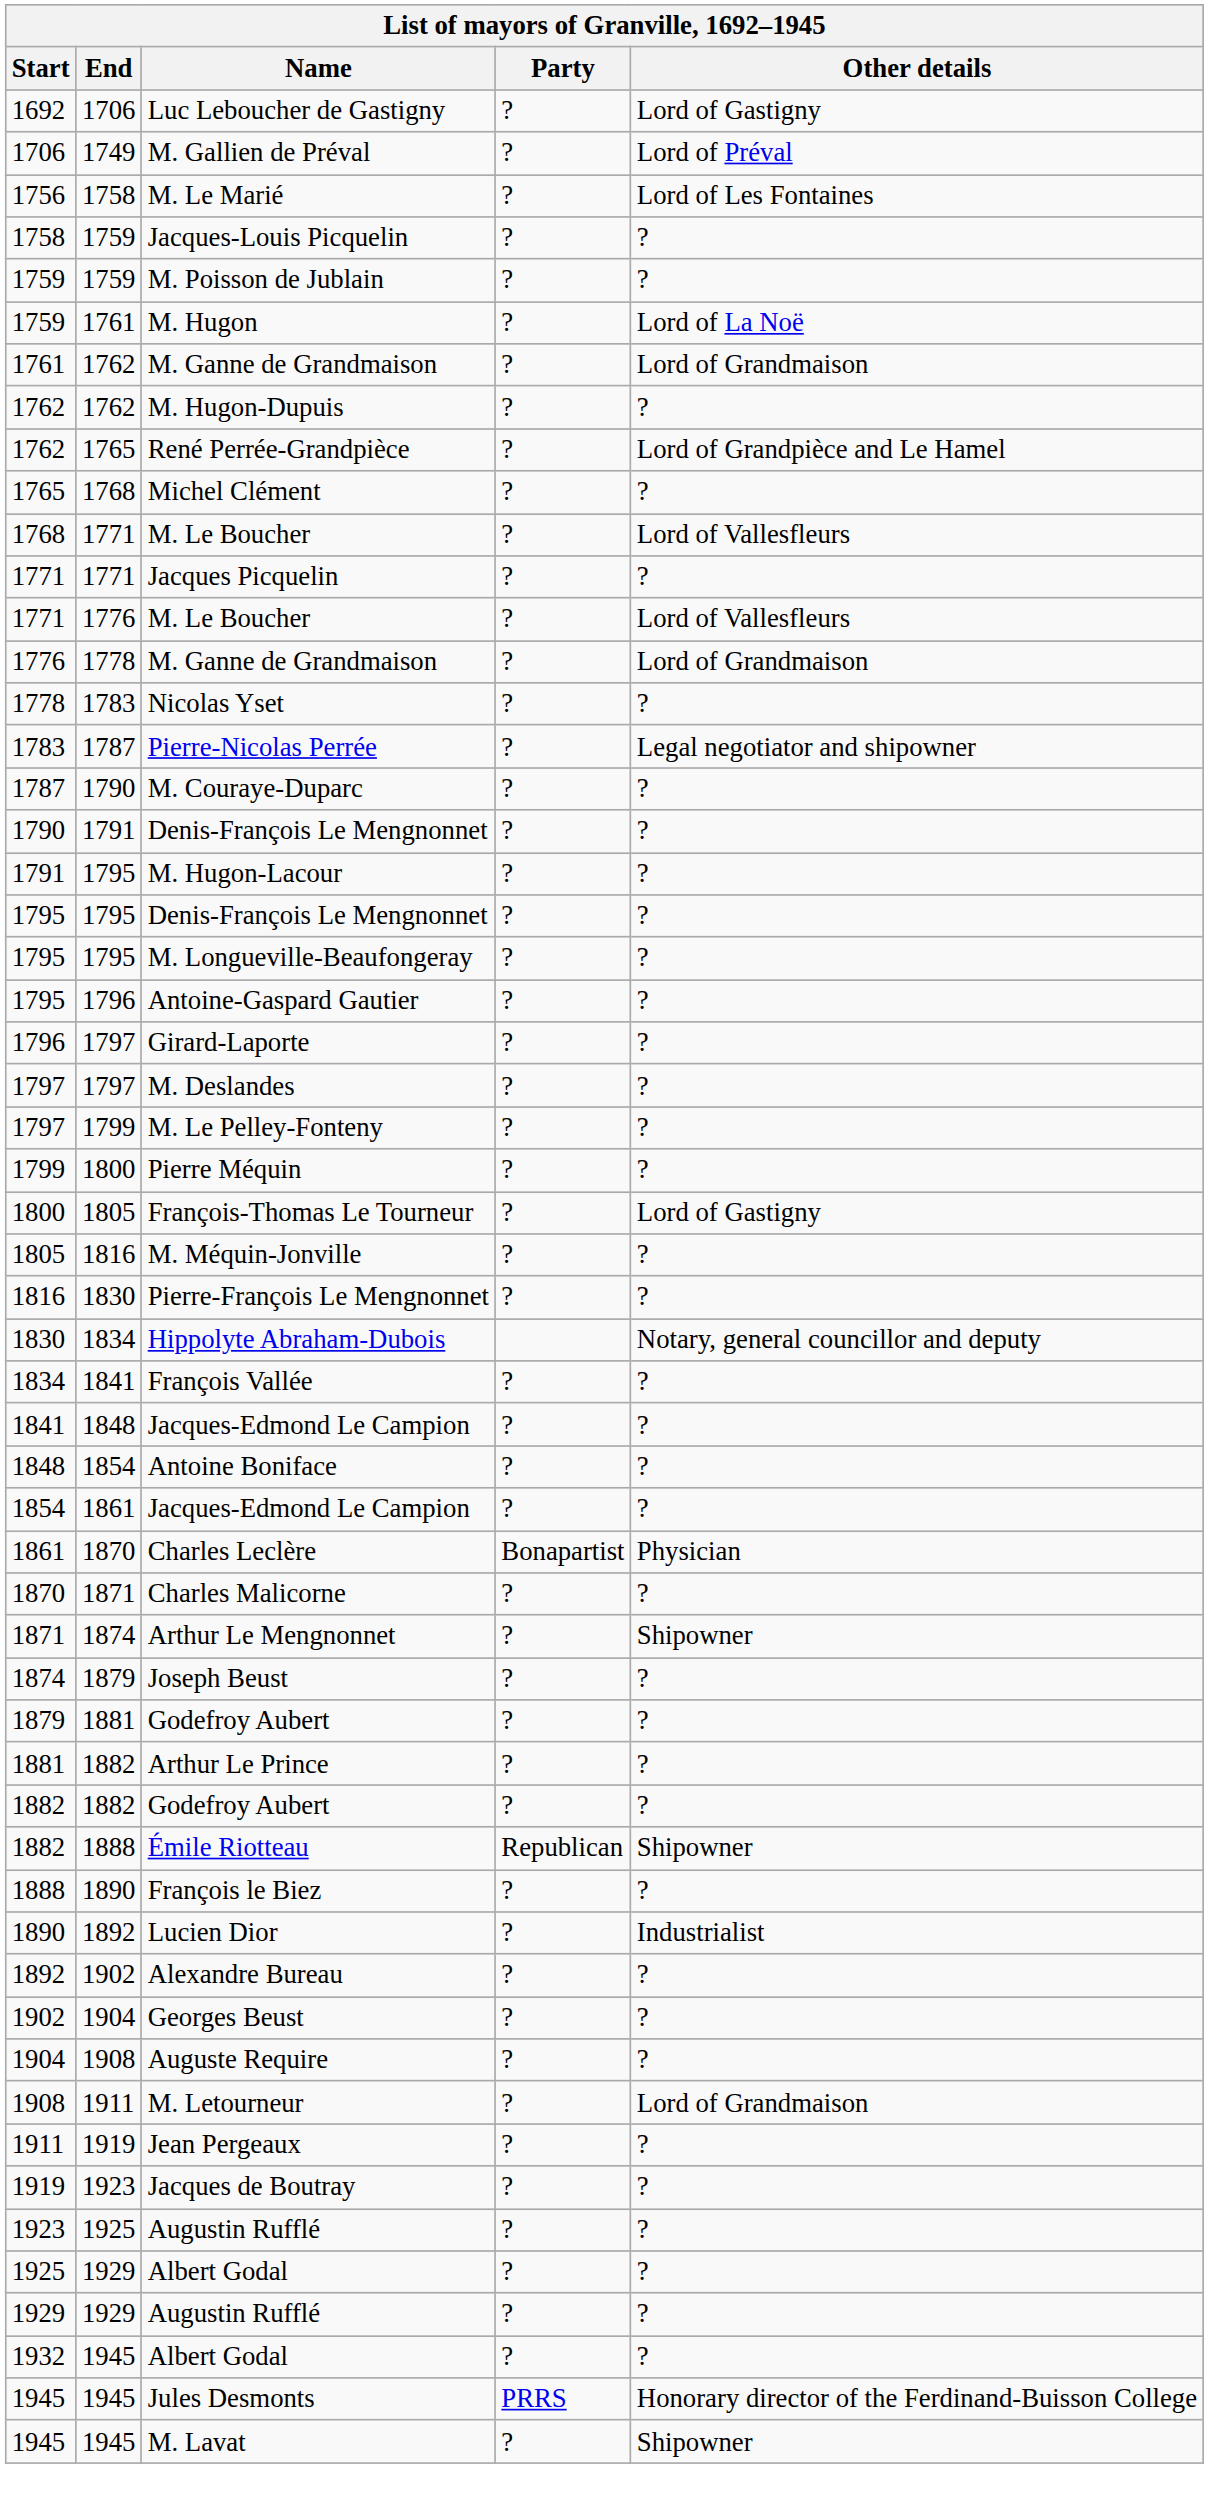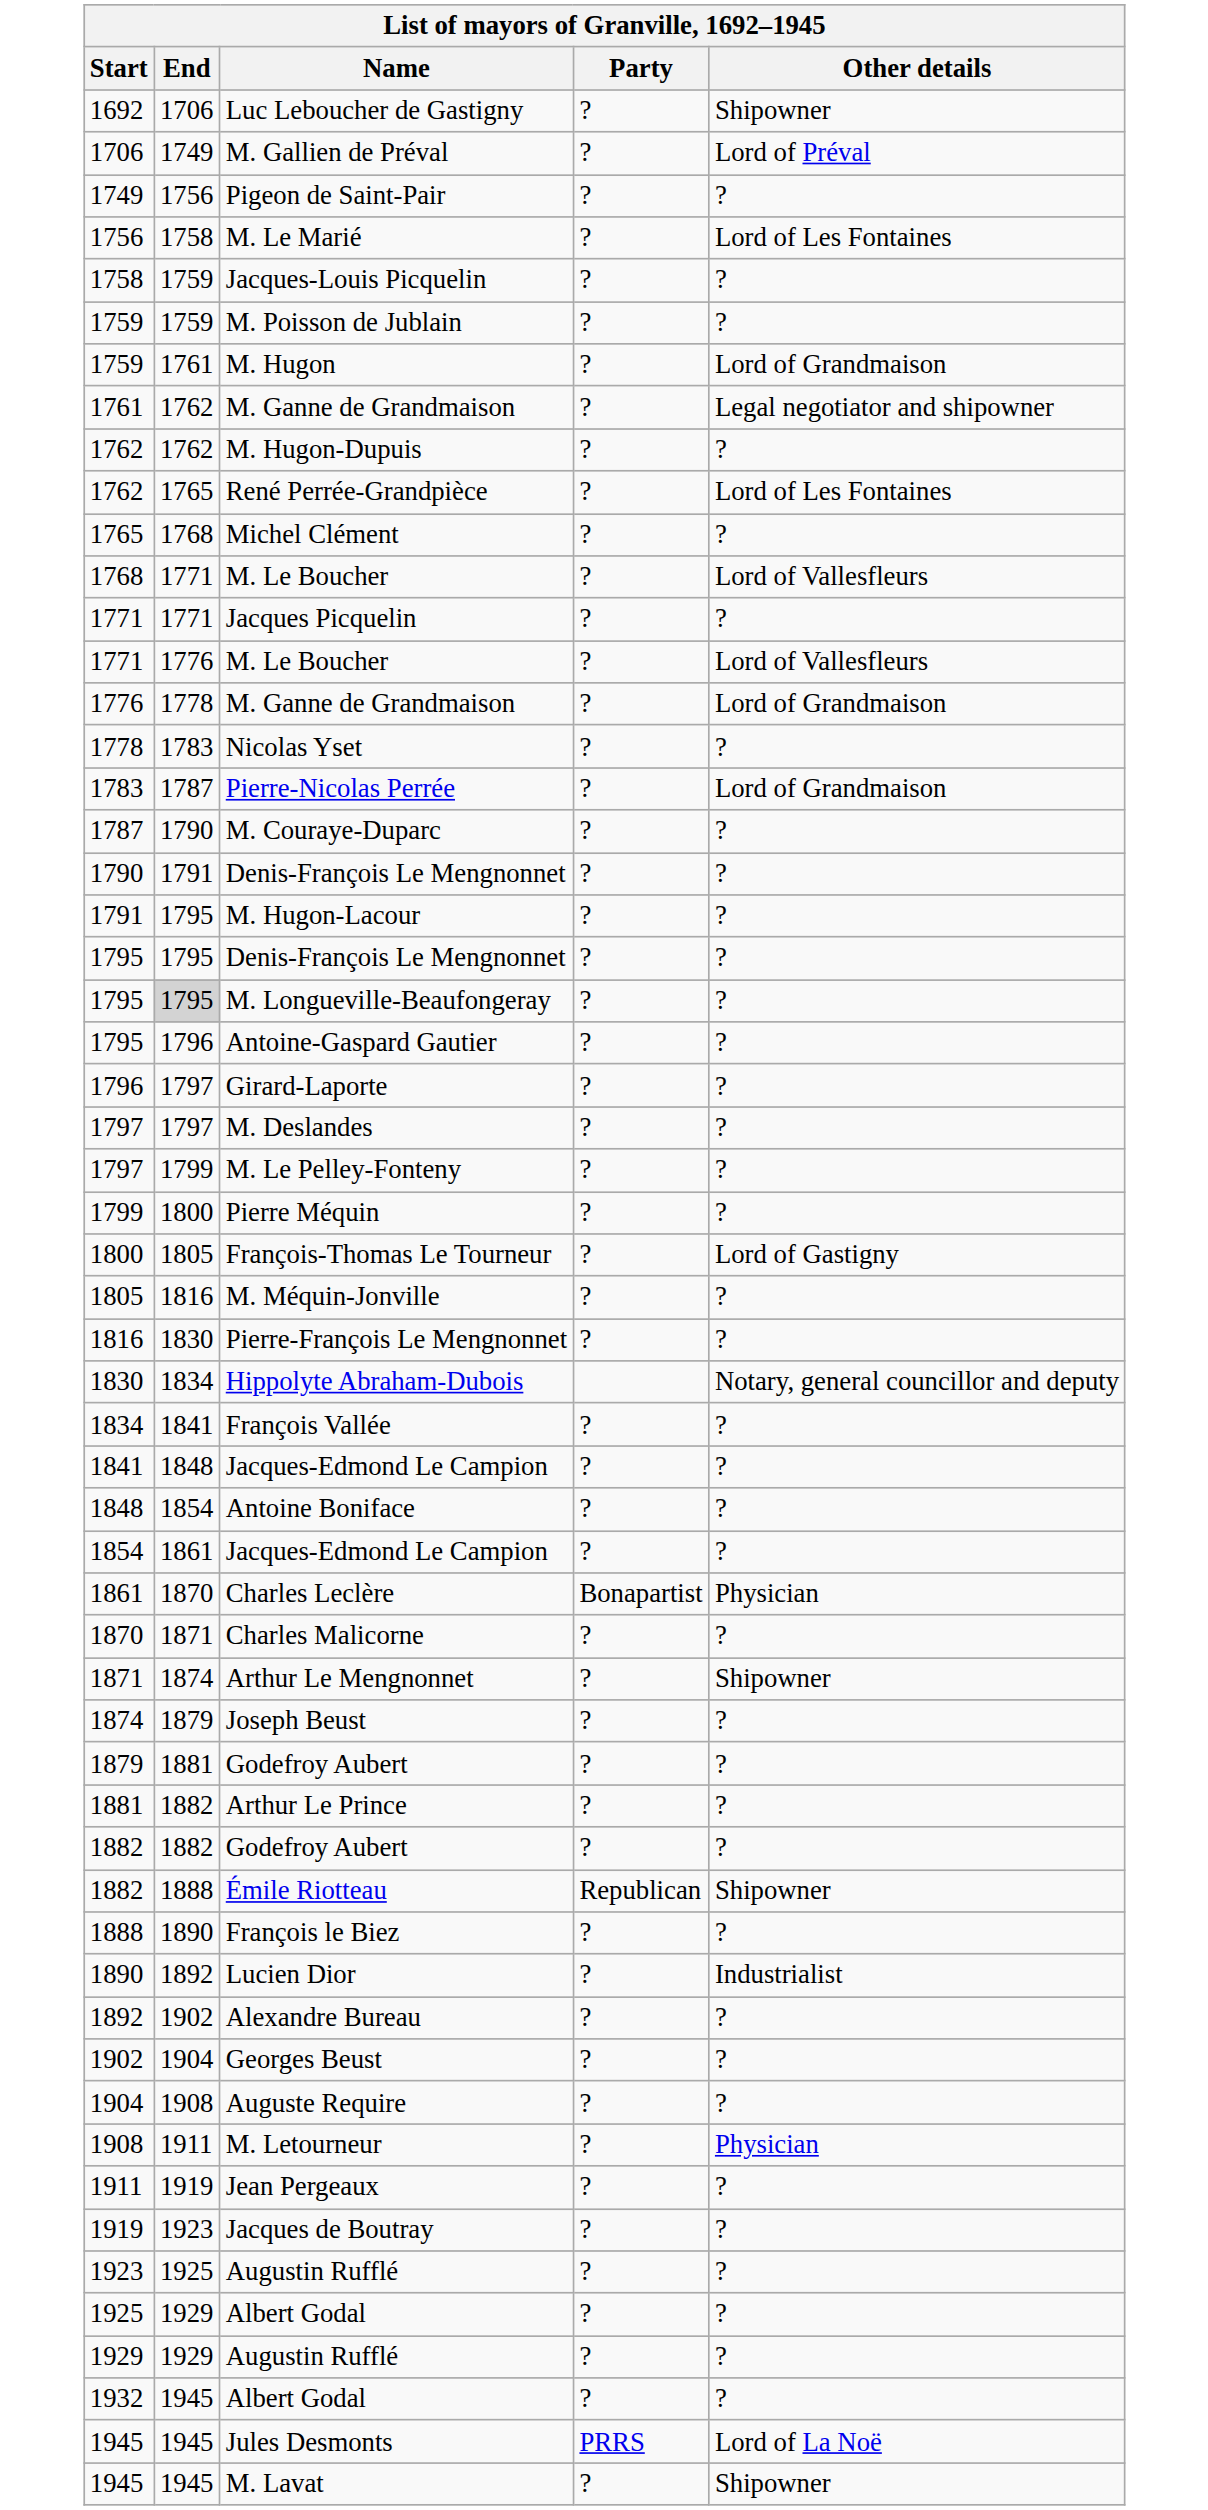(729, 110) Lord of Gastigny -> (773, 110) Shipowner
+ row: (117, 195)
(720, 322) Lord of La Noë -> (831, 364) Lord of Grandmaison
(753, 364) Lord of Grandmaison -> (884, 407) Legal negotiator and shipowner
(821, 449) Lord of Grandpièce and Le Hamel -> (833, 491) Lord of Les Fontaines
(806, 746) Legal negotiator and shipowner -> (831, 788) Lord of Grandmaison
(109, 957) no background -> (187, 1000) lightgrey background
(753, 2102) Lord of Grandmaison -> (767, 2144) Physician
(917, 2398) Honorary director of the Ferdinand-Buisson College -> (798, 2441) Lord of La Noë
